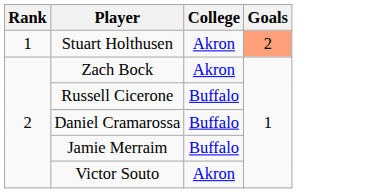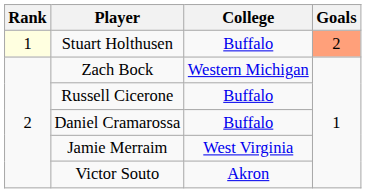(28, 43) no background -> (28, 43) lightyellow background
(214, 43) Akron -> (248, 43) Buffalo
(214, 69) Akron -> (248, 69) Western Michigan
(214, 148) Buffalo -> (248, 148) West Virginia
